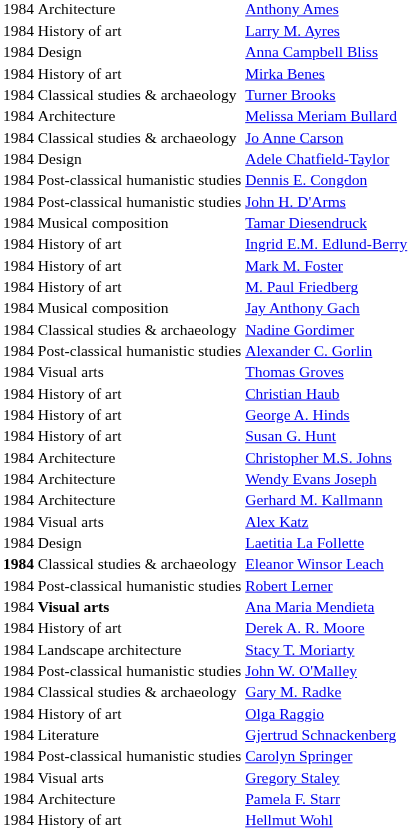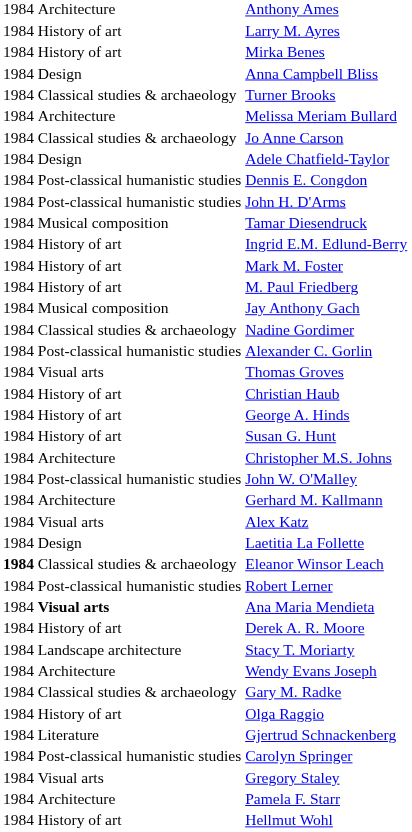rows swapped: (285, 73) <-> (312, 52)
rows swapped: (311, 479) <-> (301, 671)
